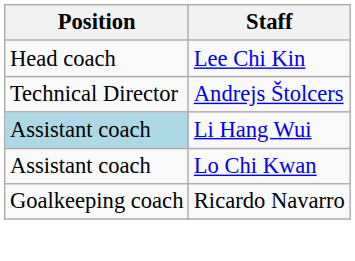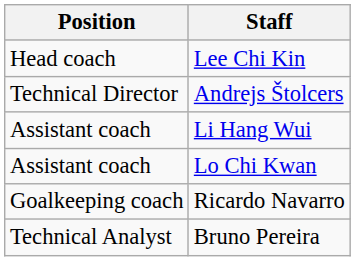(80, 129) lightblue background -> (80, 129) no background
+ row: (257, 237)
